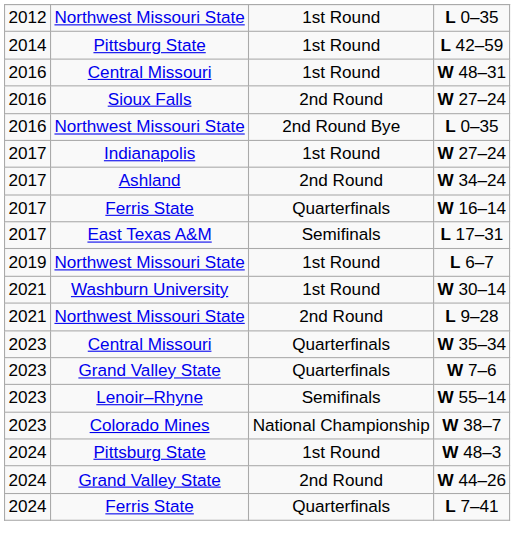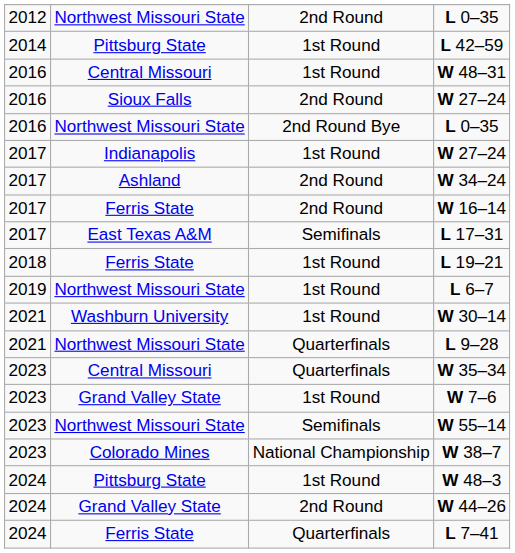(341, 18) 1st Round -> (341, 18) 2nd Round
(341, 208) Quarterfinals -> (341, 208) 2nd Round
+ row: (28, 262)
(341, 316) 2nd Round -> (341, 343) Quarterfinals
(341, 371) Quarterfinals -> (341, 398) 1st Round
(150, 398) Lenoir–Rhyne -> (150, 425) Northwest Missouri State
